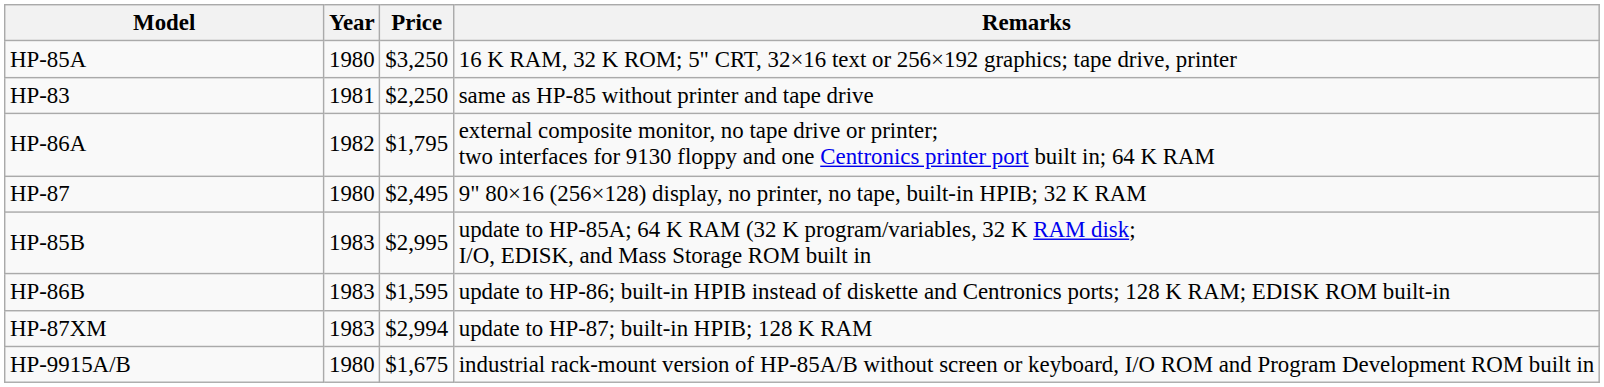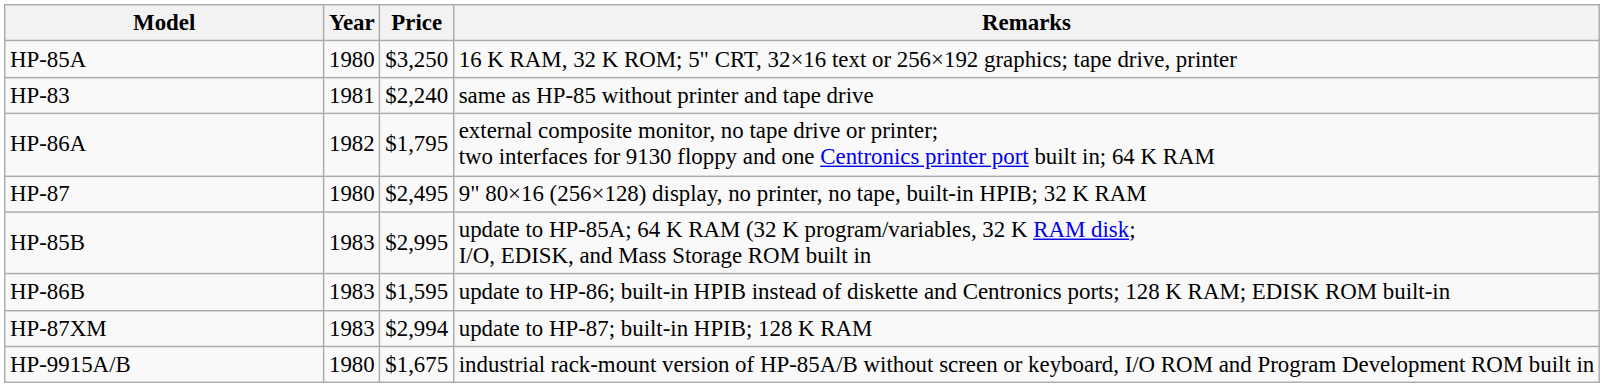(417, 95) $2,250 -> (417, 95) $2,240
